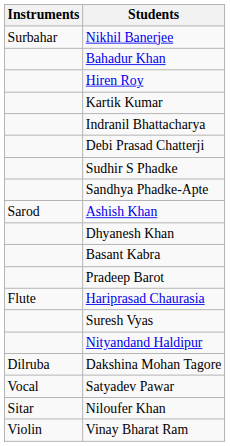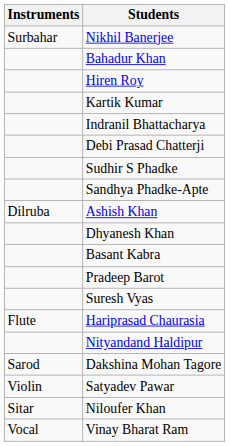(24, 211) Sarod -> (29, 211) Dilruba
rows swapped: (120, 320) <-> (145, 299)
(29, 364) Dilruba -> (24, 364) Sarod
(23, 386) Vocal -> (25, 386) Violin
(25, 430) Violin -> (23, 430) Vocal
